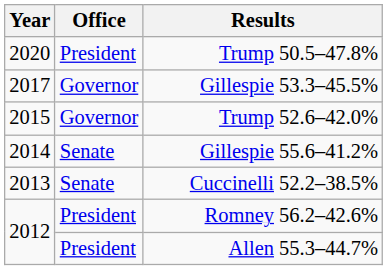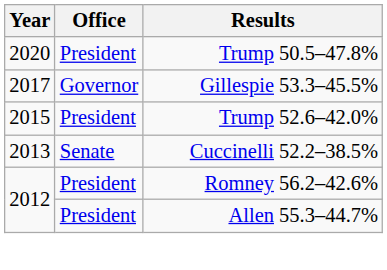(99, 118) Governor -> (98, 118) President
- row: (289, 150)
